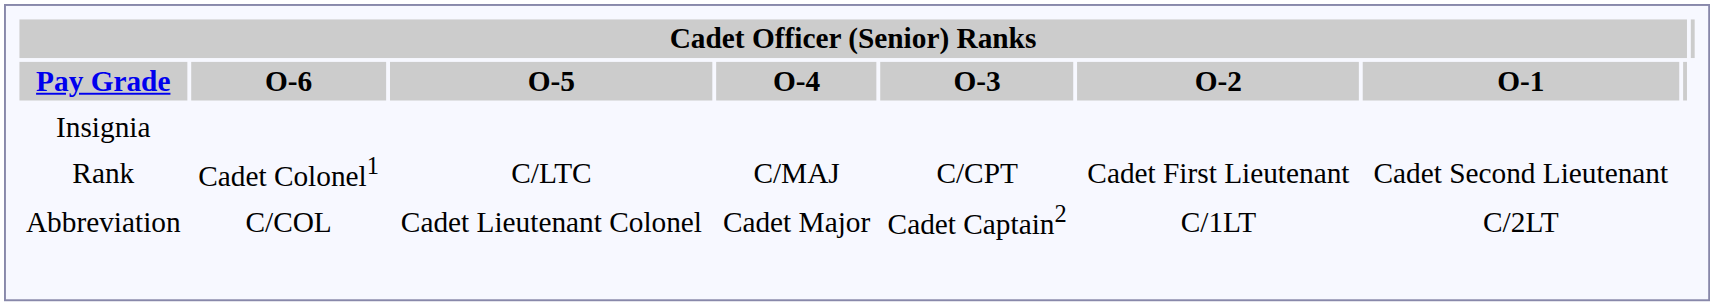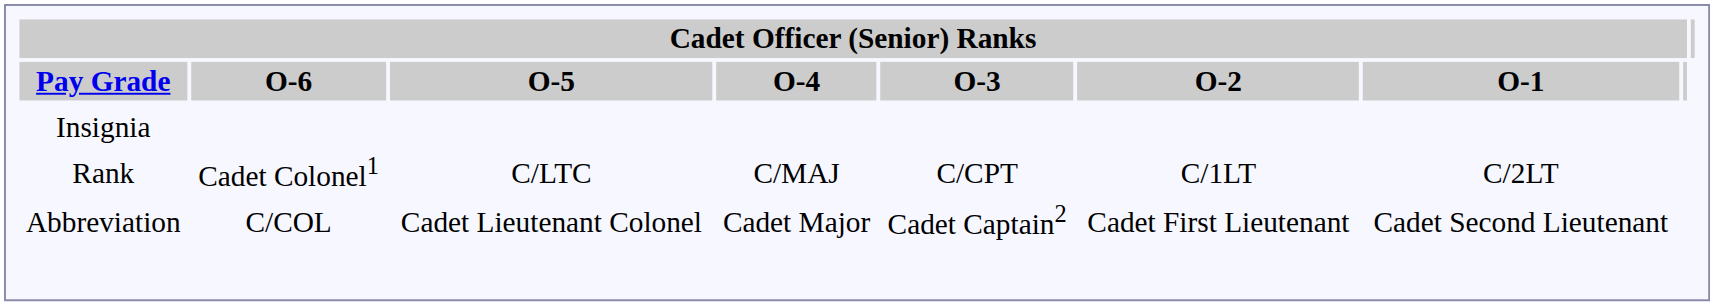(1218, 172) Cadet First Lieutenant -> (1218, 172) C/1LT
(1521, 172) Cadet Second Lieutenant -> (1521, 172) C/2LT
(1218, 220) C/1LT -> (1218, 220) Cadet First Lieutenant
(1521, 220) C/2LT -> (1521, 220) Cadet Second Lieutenant
